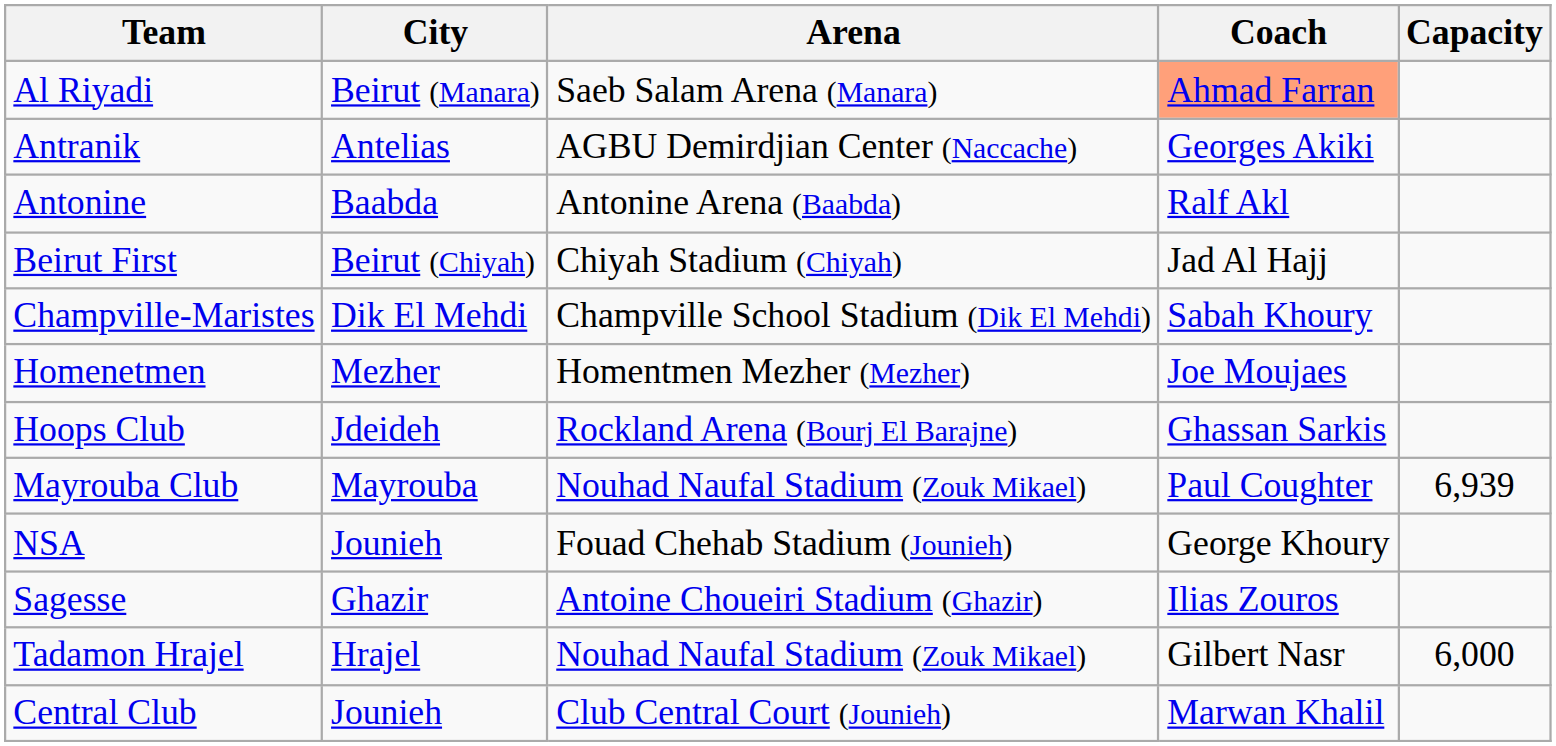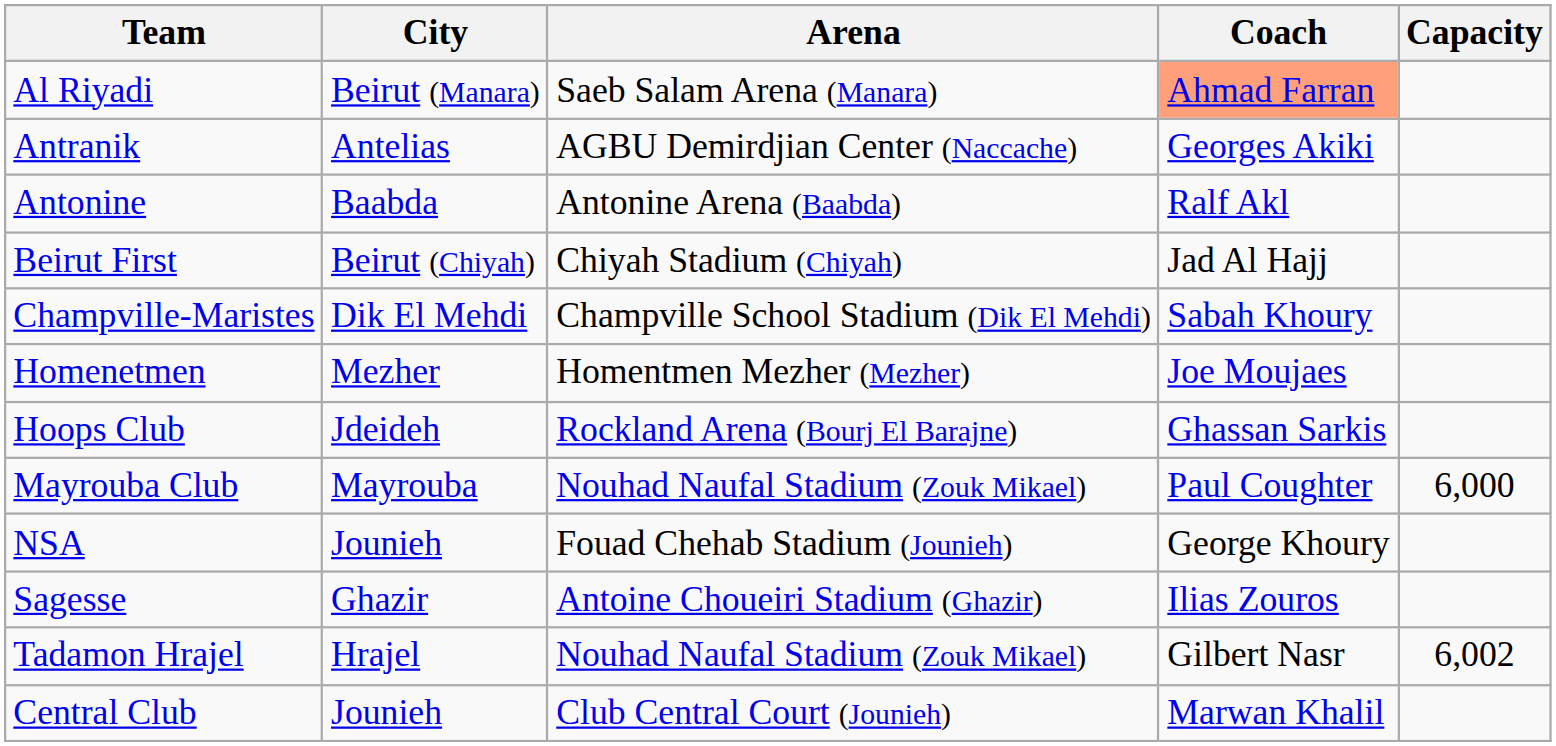(1474, 485) 6,939 -> (1474, 485) 6,000
(1474, 655) 6,000 -> (1474, 655) 6,002
